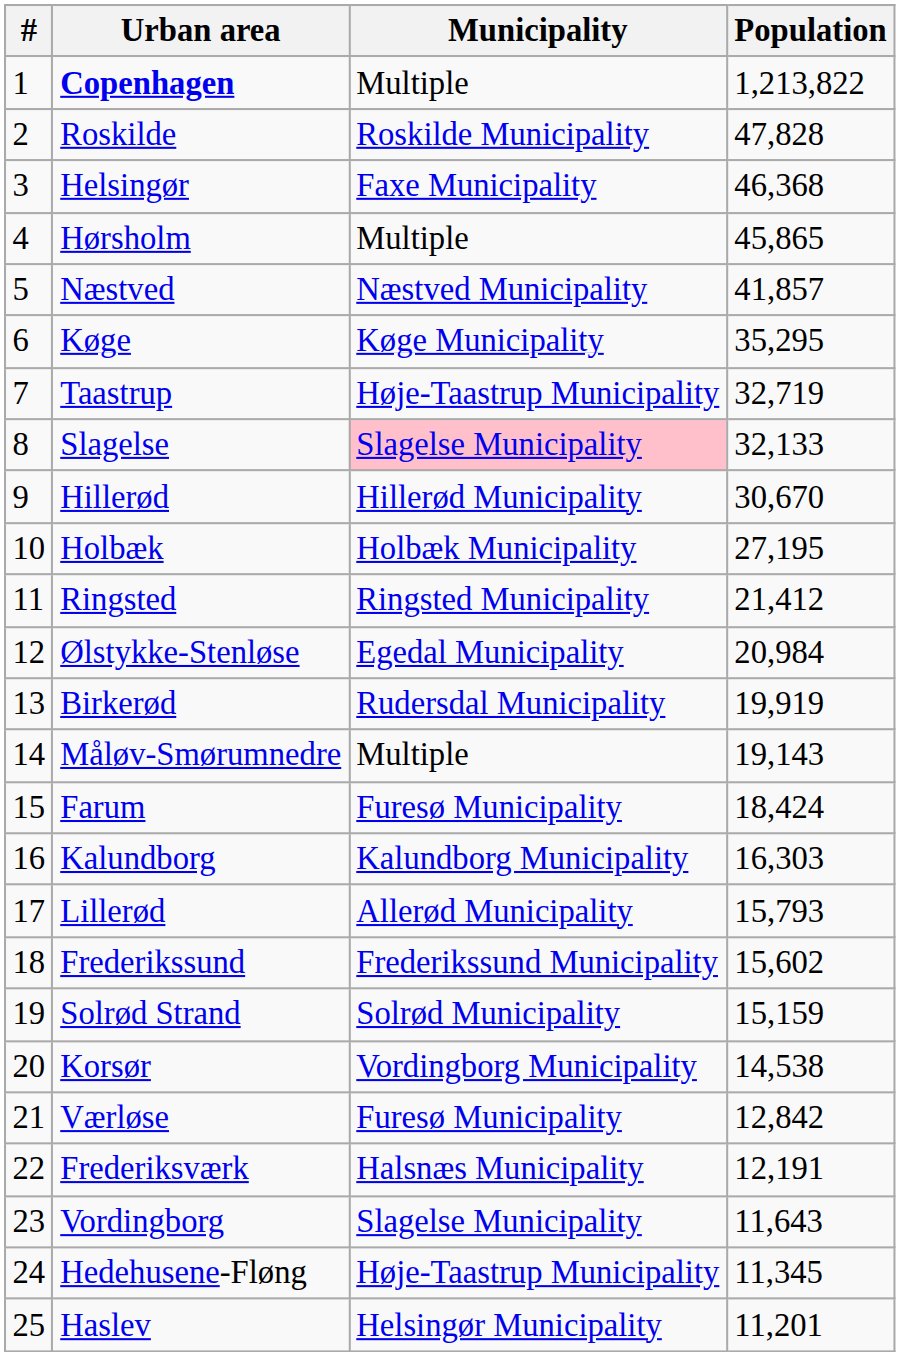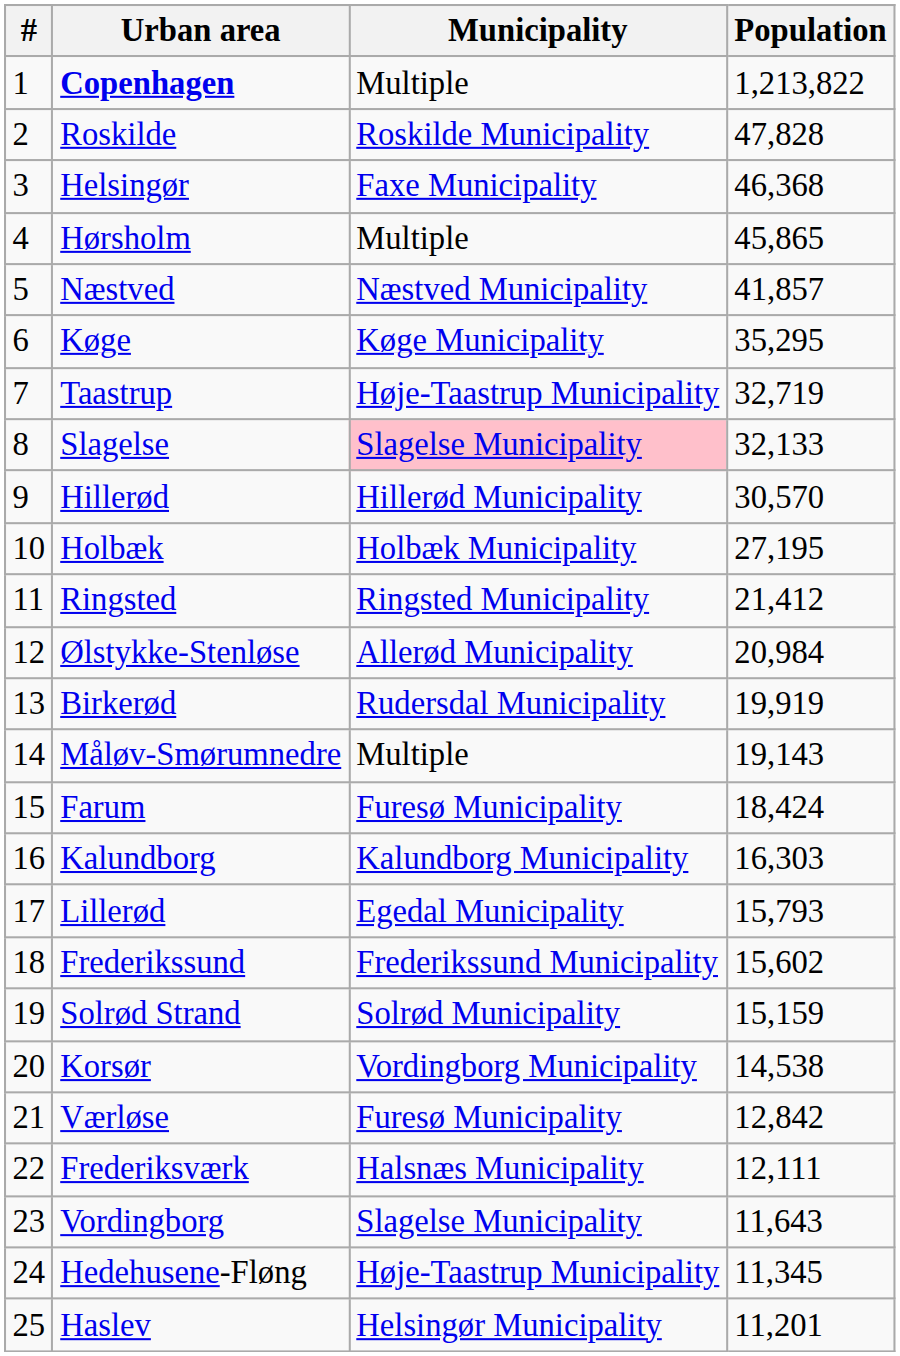(779, 496) 30,670 -> (779, 496) 30,570
(490, 651) Egedal Municipality -> (495, 651) Allerød Municipality
(495, 910) Allerød Municipality -> (490, 910) Egedal Municipality
(779, 1169) 12,191 -> (778, 1169) 12,111
